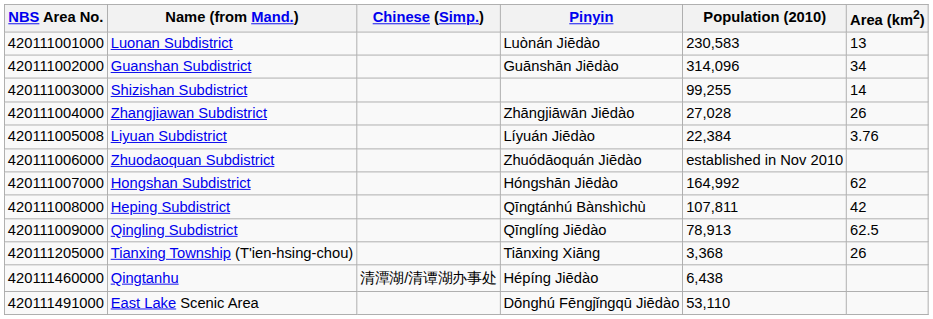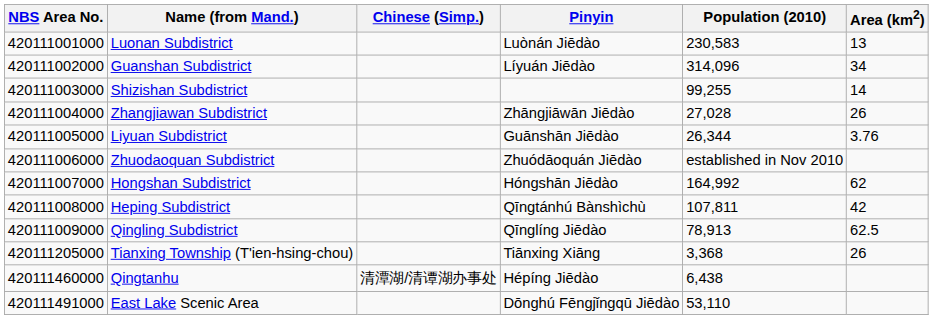(561, 66) Guānshān Jiēdào -> (549, 66) Líyuán Jiēdào
(56, 136) 420111005008 -> (56, 136) 420111005000
(549, 136) Líyuán Jiēdào -> (561, 136) Guānshān Jiēdào
(709, 136) 22,384 -> (709, 136) 26,344
